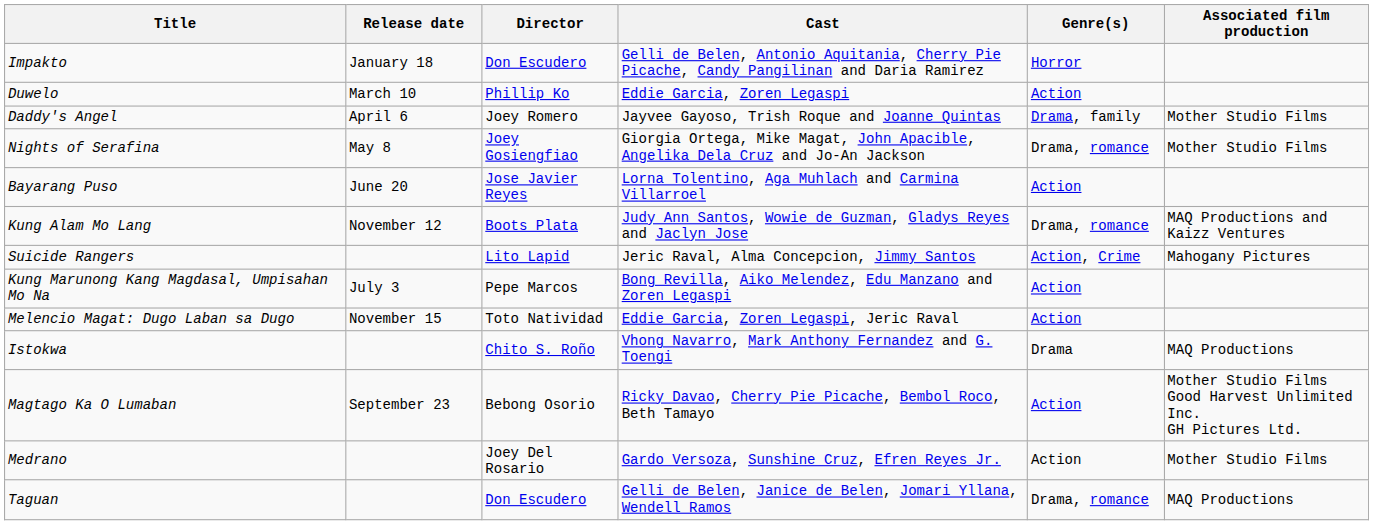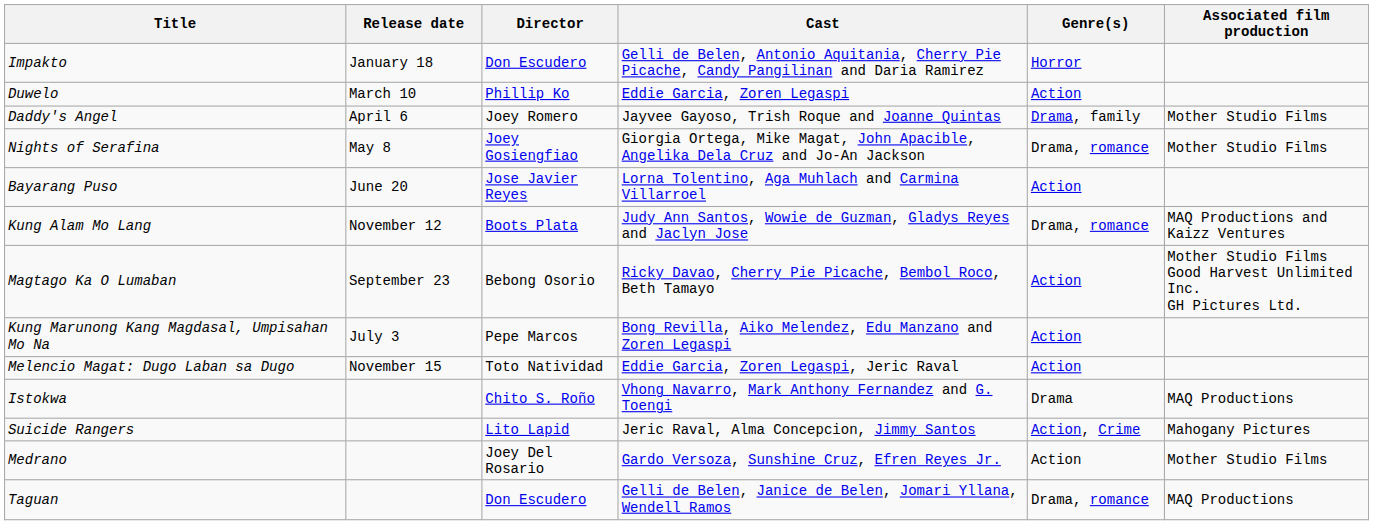rows swapped: (92, 405) <-> (71, 257)
